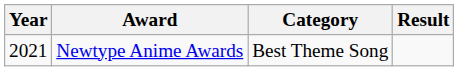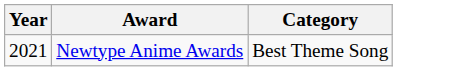- column: (423, 19)
